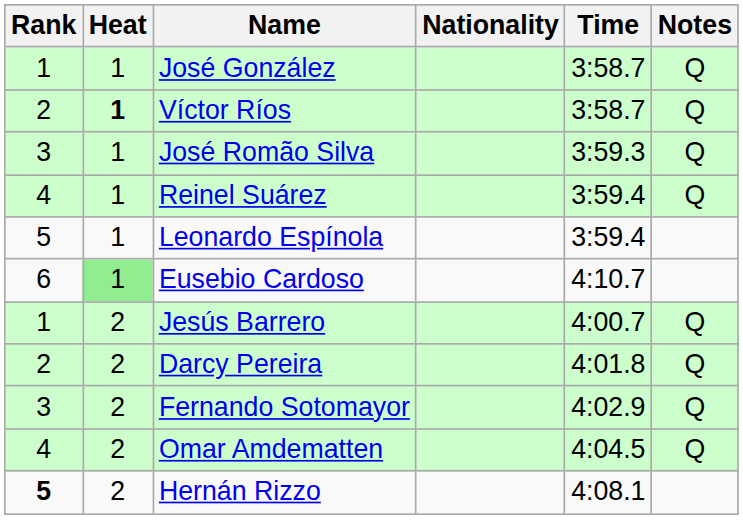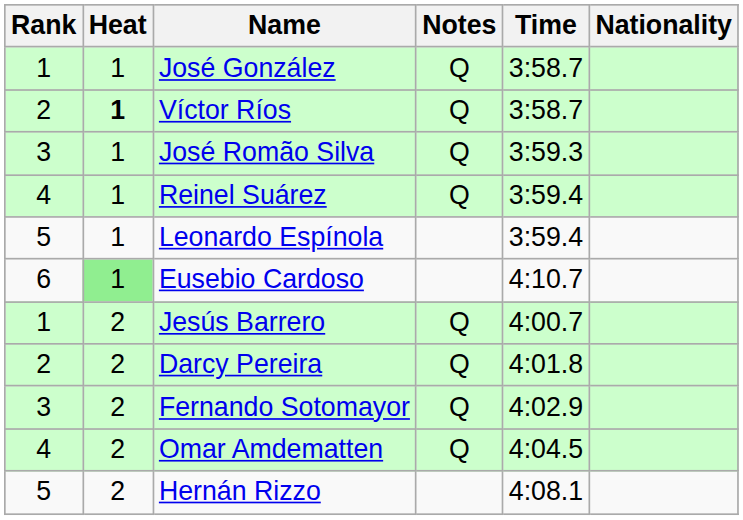columns swapped: (491, 25) <-> (695, 25)
(44, 491) bold -> (44, 491) normal
